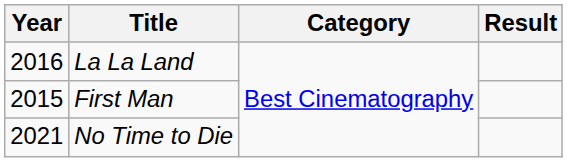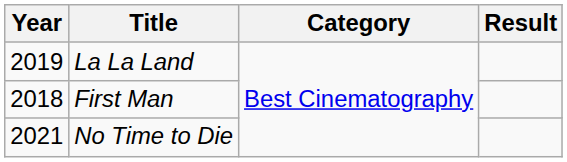(37, 61) 2016 -> (37, 61) 2019
(37, 99) 2015 -> (37, 99) 2018
